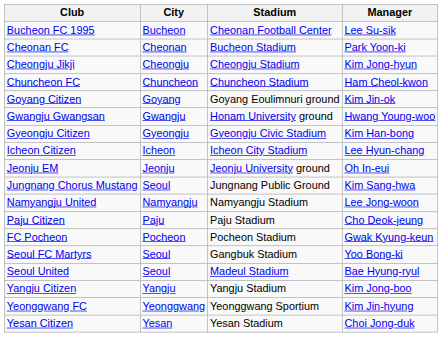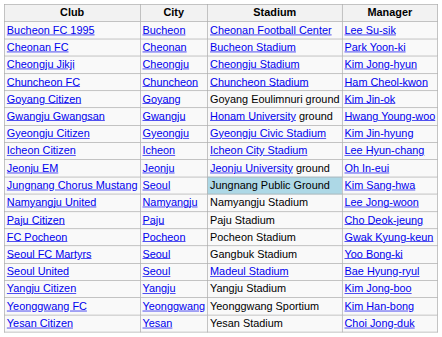(379, 133) Kim Han-bong -> (379, 133) Kim Jin-hyung
(270, 185) no background -> (270, 185) lightblue background
(379, 306) Kim Jin-hyung -> (379, 306) Kim Han-bong
